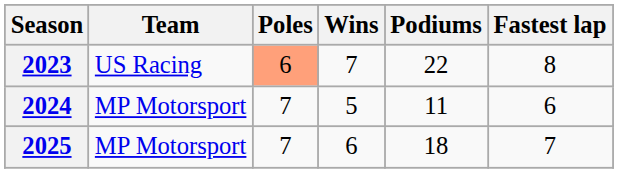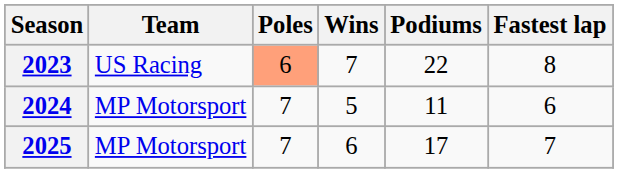(436, 146) 18 -> (436, 146) 17
